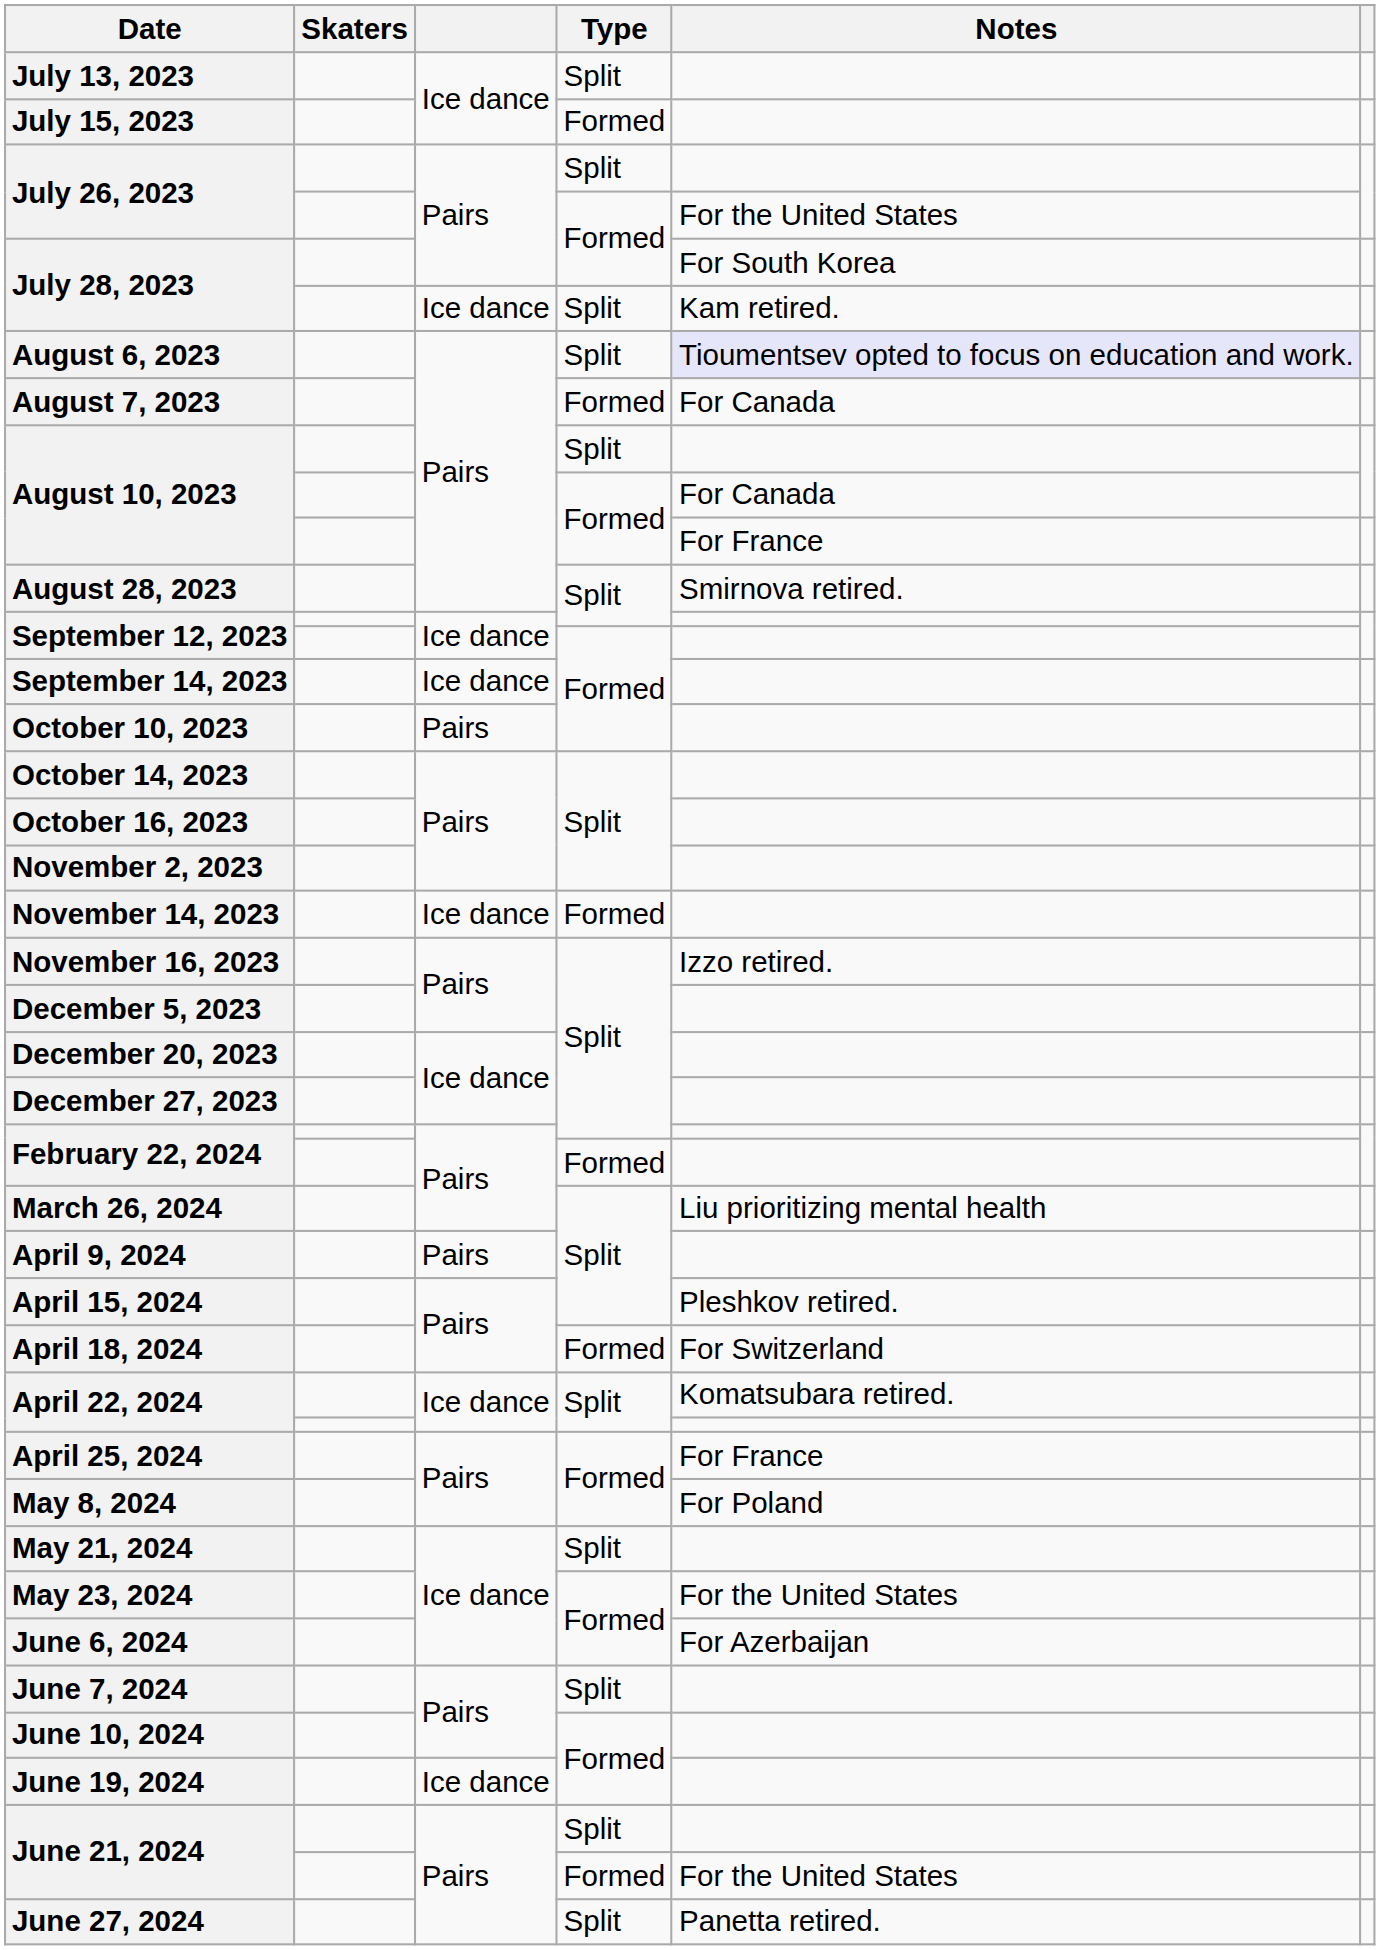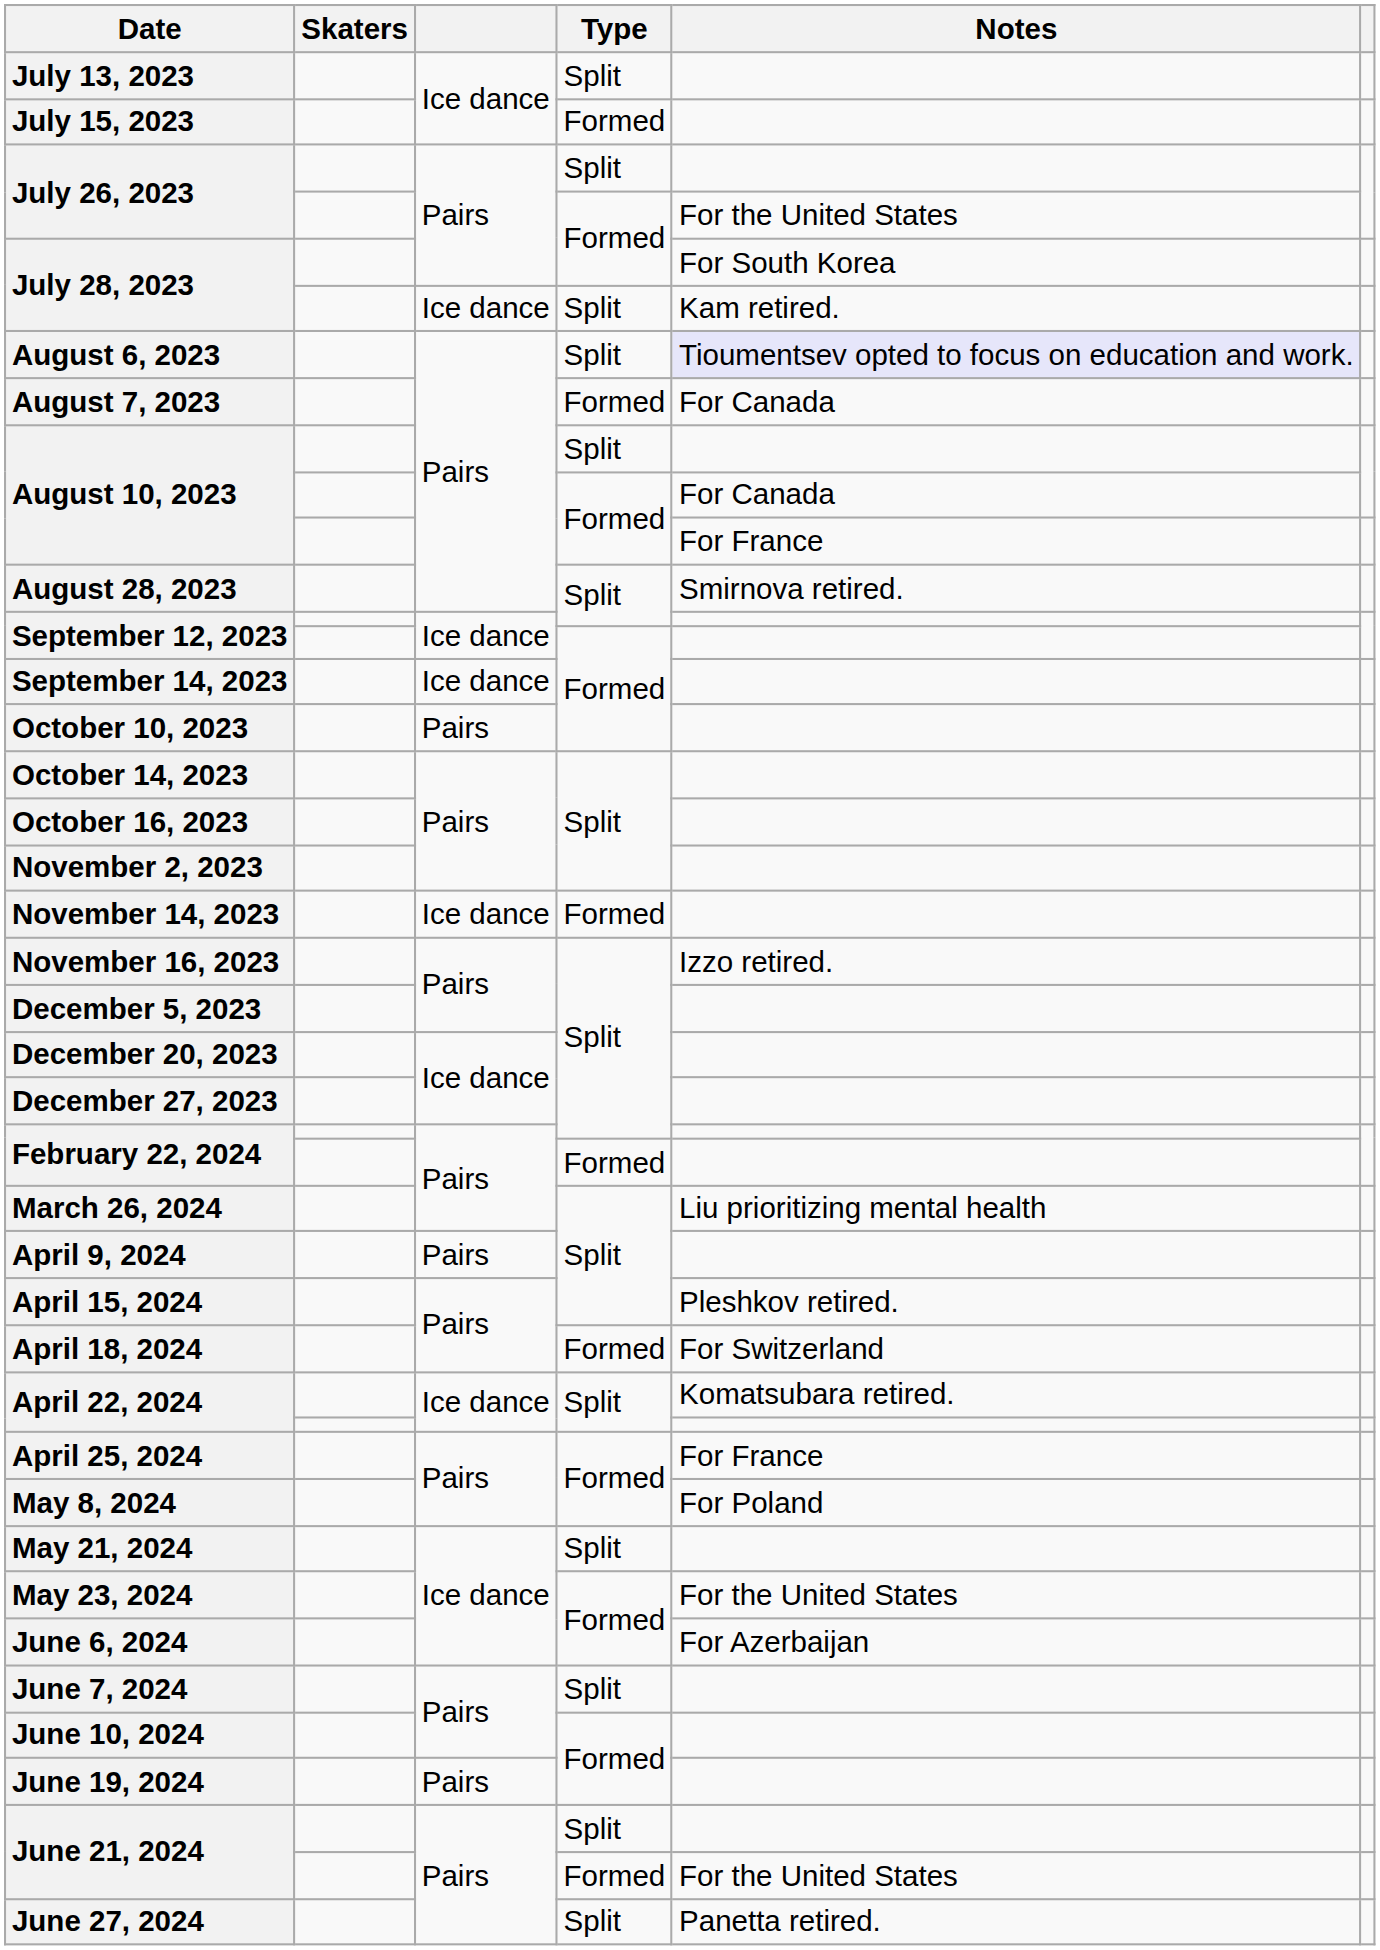(486, 1782) Ice dance -> (455, 1782) Pairs
